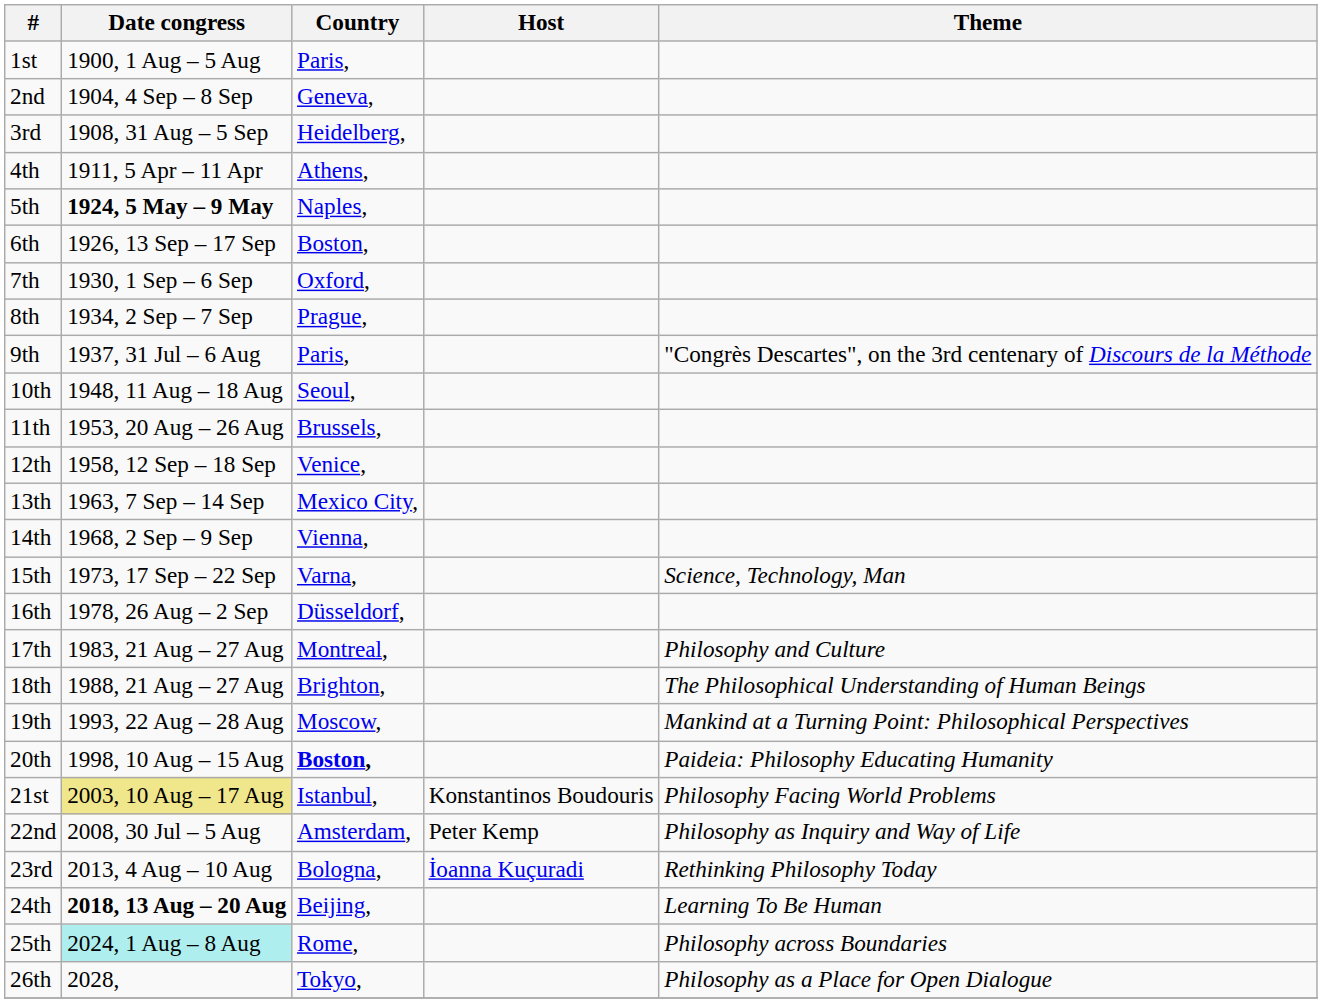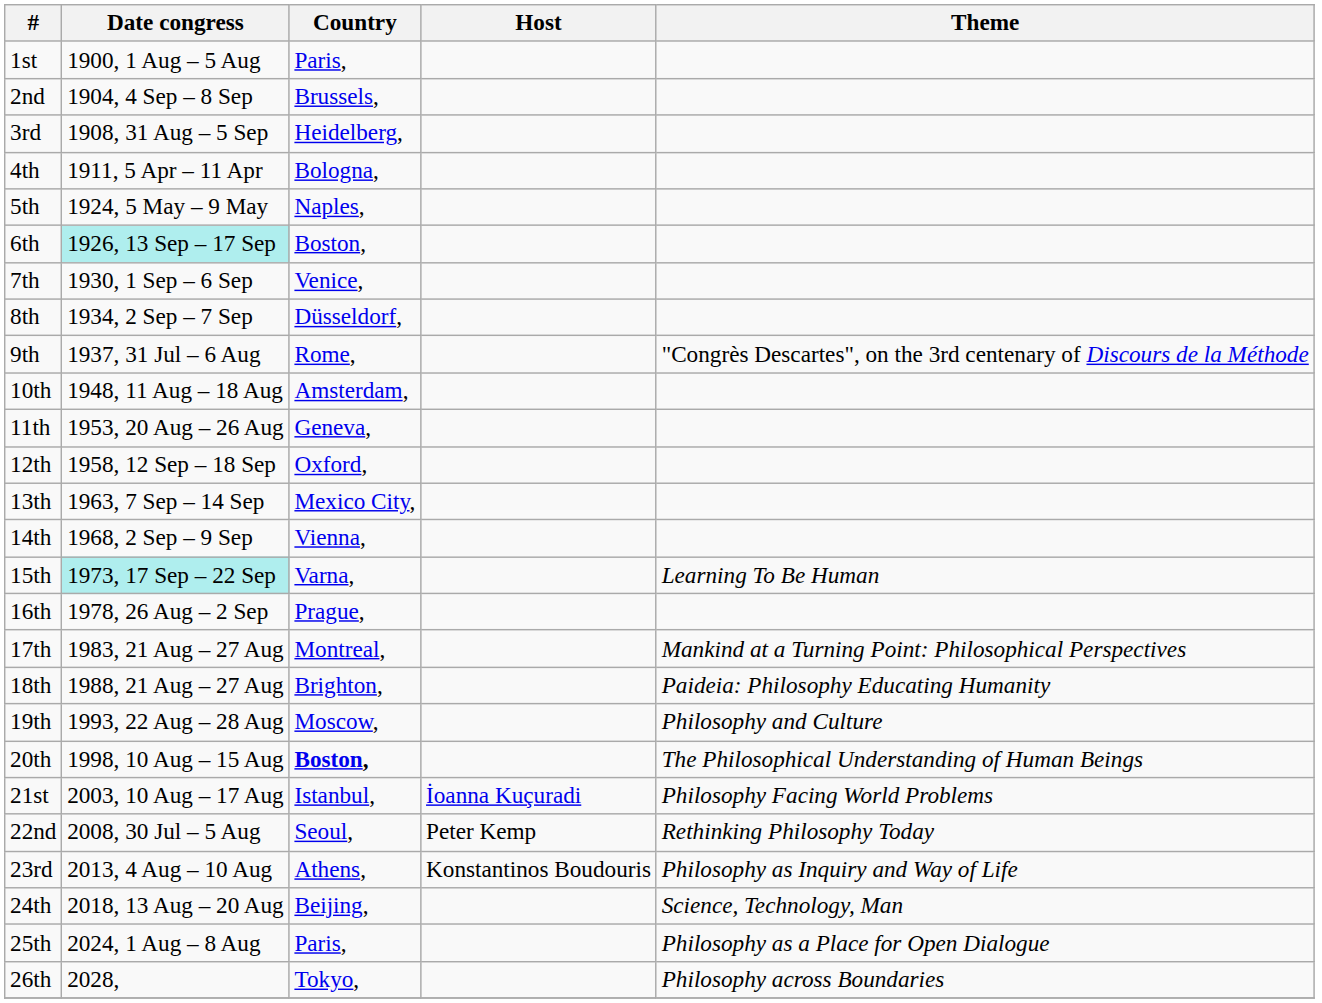(335, 96) Geneva, -> (337, 96) Brussels,
(333, 170) Athens, -> (337, 170) Bologna,
(170, 206) bold -> (168, 206) normal
(172, 243) no background -> (172, 243) paleturquoise background
(333, 280) Oxford, -> (329, 280) Venice,
(332, 317) Prague, -> (348, 317) Düsseldorf,
(323, 354) Paris, -> (325, 354) Rome,
(326, 390) Seoul, -> (351, 390) Amsterdam,
(339, 427) Brussels, -> (333, 427) Geneva,
(331, 464) Venice, -> (331, 464) Oxford,
(172, 574) no background -> (172, 574) paleturquoise background
(785, 574) Science, Technology, Man -> (770, 574) Learning To Be Human
(351, 611) Düsseldorf, -> (330, 611) Prague,
(775, 648) Philosophy and Culture -> (924, 648) Mankind at a Turning Point: Philosophical Perspectives
(905, 685) The Philosophical Understanding of Human Beings -> (856, 685) Paideia: Philosophy Educating Humanity
(927, 721) Mankind at a Turning Point: Philosophical Perspectives -> (772, 721) Philosophy and Culture
(859, 758) Paideia: Philosophy Educating Humanity -> (902, 758) The Philosophical Understanding of Human Beings
(175, 795) khaki background -> (175, 795) no background
(541, 795) Konstantinos Boudouris -> (504, 795) İoanna Kuçuradi
(354, 832) Amsterdam, -> (324, 832) Seoul,
(842, 832) Philosophy as Inquiry and Way of Life -> (798, 832) Rethinking Philosophy Today
(339, 869) Bologna, -> (330, 869) Athens,
(506, 869) İoanna Kuçuradi -> (539, 869) Konstantinos Boudouris
(800, 869) Rethinking Philosophy Today -> (840, 869) Philosophy as Inquiry and Way of Life
(177, 905) bold -> (175, 905) normal
(773, 905) Learning To Be Human -> (782, 905) Science, Technology, Man
(164, 942) paleturquoise background -> (164, 942) no background
(328, 942) Rome, -> (321, 942) Paris,
(806, 942) Philosophy across Boundaries -> (856, 942) Philosophy as a Place for Open Dialogue
(858, 979) Philosophy as a Place for Open Dialogue -> (803, 979) Philosophy across Boundaries
